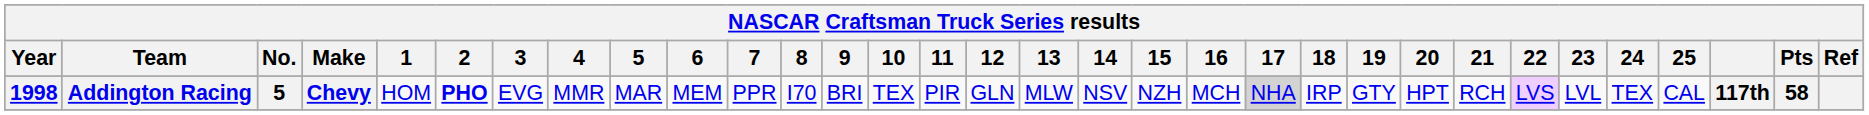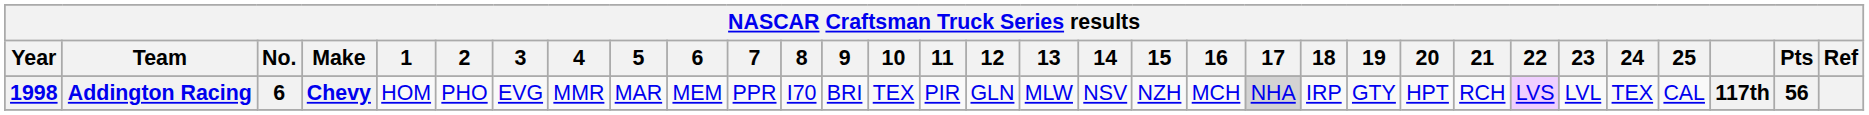(279, 93) 5 -> (279, 93) 6
(465, 93) bold -> (465, 93) normal
(1797, 93) 58 -> (1797, 93) 56
